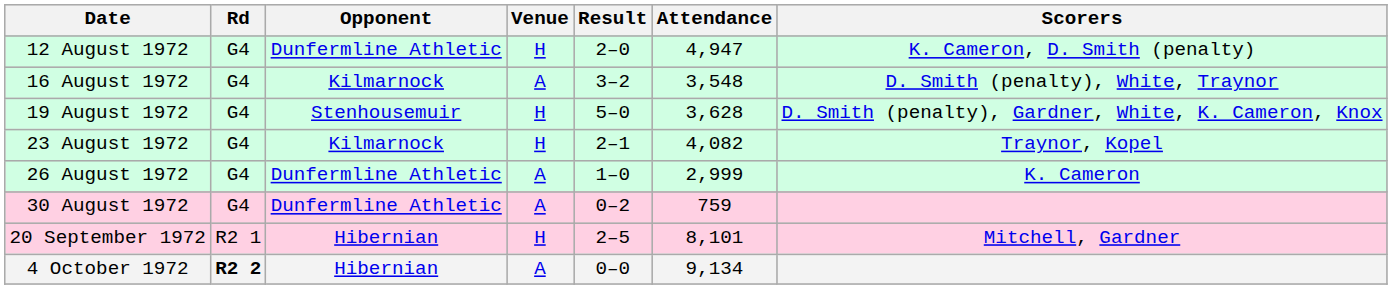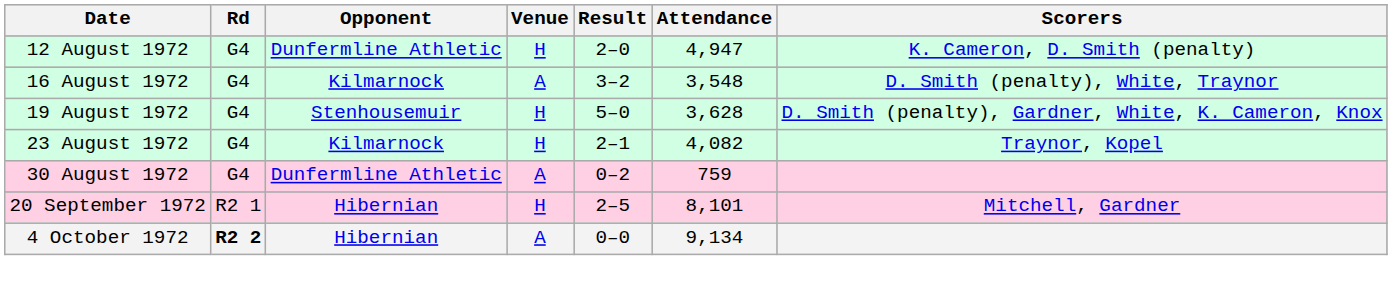- row: (108, 176)
